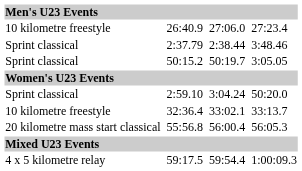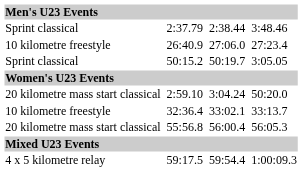rows swapped: (185, 45) <-> (185, 28)
(42, 94) Sprint classical -> (83, 94) 20 kilometre mass start classical
